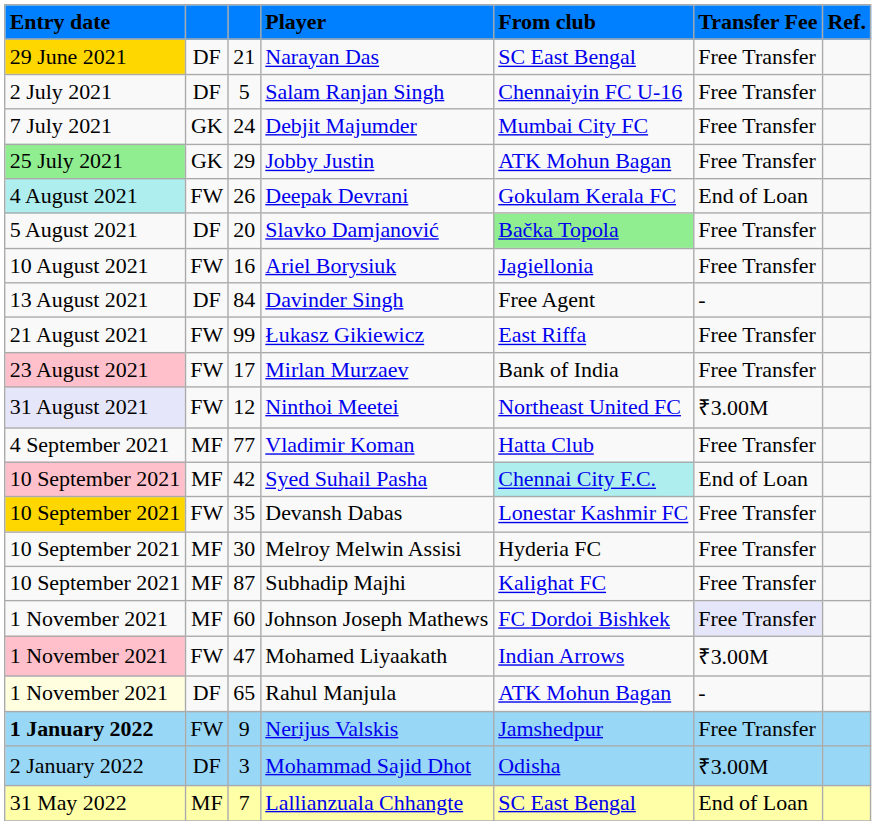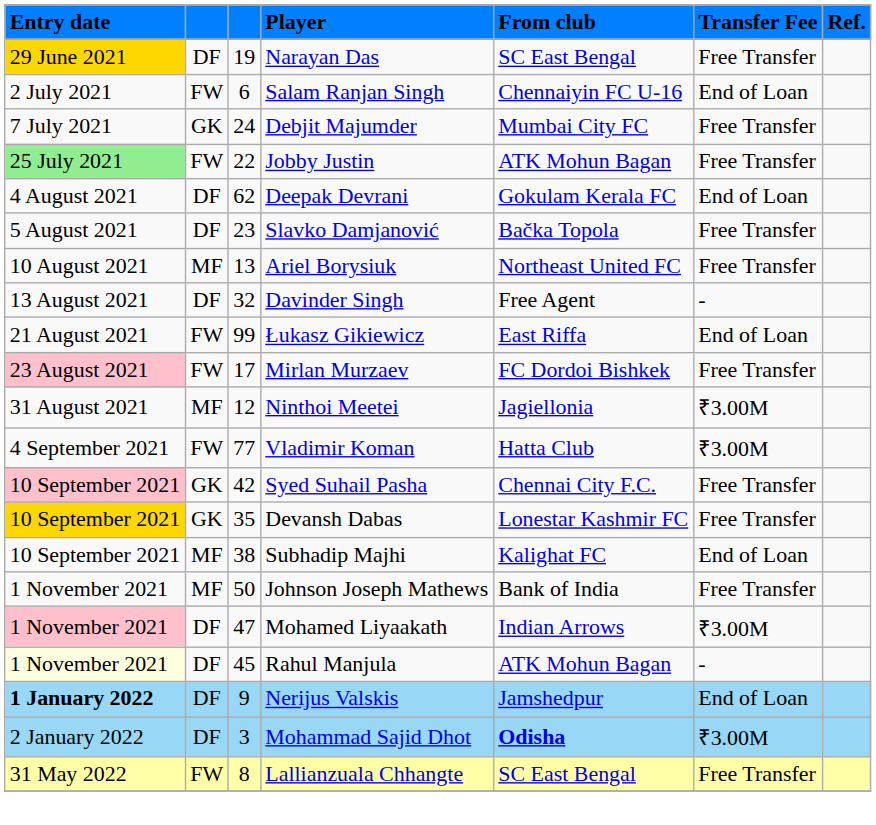(244, 56) 21 -> (244, 56) 19
(207, 91) DF -> (207, 91) FW
(244, 91) 5 -> (244, 91) 6
(757, 91) Free Transfer -> (753, 91) End of Loan
(207, 160) GK -> (207, 160) FW
(244, 160) 29 -> (244, 160) 22
(74, 195) paleturquoise background -> (74, 195) no background
(207, 195) FW -> (207, 195) DF
(244, 195) 26 -> (244, 195) 62
(244, 230) 20 -> (244, 230) 23
(558, 230) lightgreen background -> (558, 230) no background
(207, 265) FW -> (207, 265) MF
(244, 265) 16 -> (244, 265) 13
(546, 265) Jagiellonia -> (590, 265) Northeast United FC
(244, 299) 84 -> (244, 299) 32
(757, 334) Free Transfer -> (753, 334) End of Loan
(559, 369) Bank of India -> (584, 369) FC Dordoi Bishkek
(79, 407) lavender background -> (79, 407) no background
(207, 407) FW -> (207, 407) MF
(590, 407) Northeast United FC -> (546, 407) Jagiellonia
(207, 444) MF -> (207, 447) FW
(757, 444) Free Transfer -> (733, 448) ₹3.00M
(207, 479) MF -> (207, 484) GK
(577, 479) paleturquoise background -> (577, 484) no background
(753, 479) End of Loan -> (757, 484) Free Transfer
(207, 514) FW -> (207, 519) GK
- row: (363, 548)
(244, 583) 87 -> (244, 554) 38
(757, 583) Free Transfer -> (753, 554) End of Loan
(244, 618) 60 -> (244, 589) 50
(584, 618) FC Dordoi Bishkek -> (559, 589) Bank of India
(757, 618) lavender background -> (757, 589) no background
(207, 655) FW -> (207, 626) DF
(244, 693) 65 -> (244, 664) 45
(207, 728) FW -> (207, 698) DF
(757, 728) Free Transfer -> (753, 698) End of Loan
(529, 765) normal -> (532, 736) bold
(207, 803) MF -> (207, 773) FW
(244, 803) 7 -> (244, 773) 8
(753, 803) End of Loan -> (757, 773) Free Transfer
